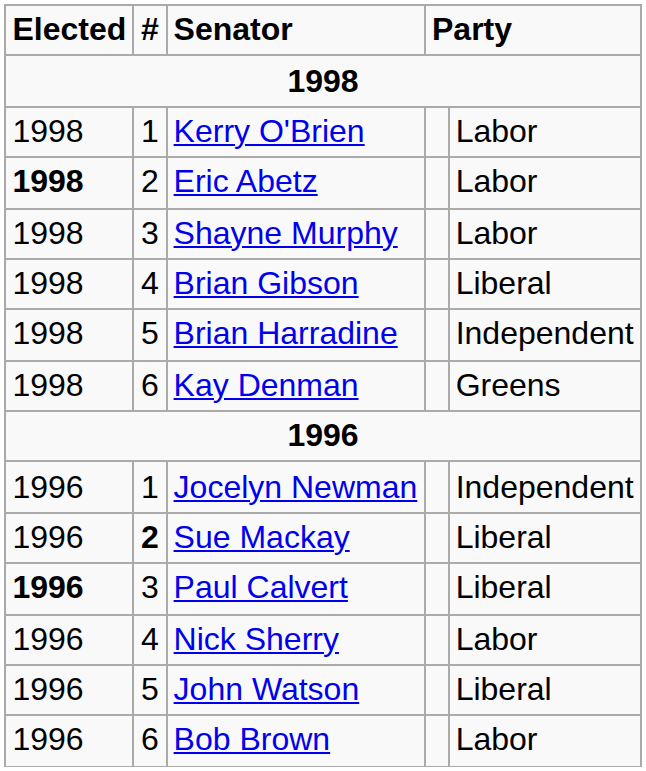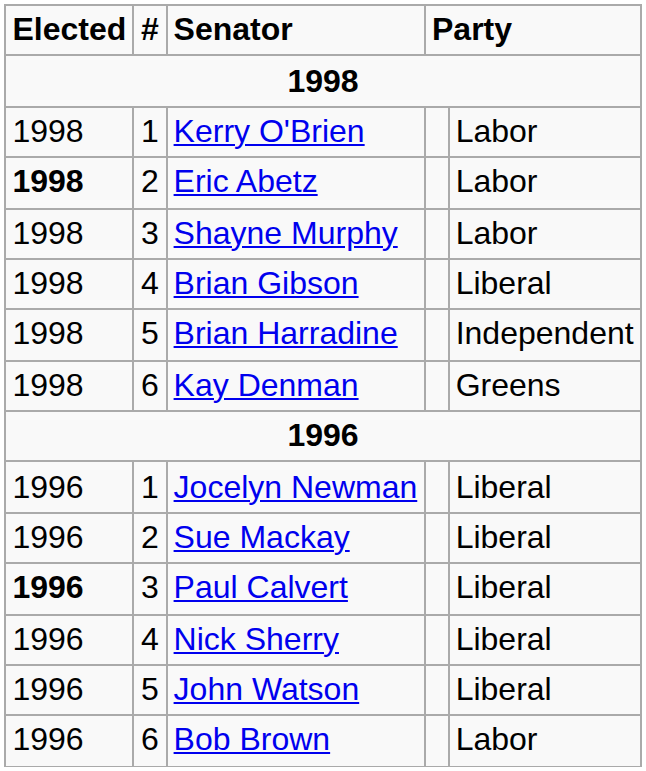(545, 486) Independent -> (504, 486) Liberal
(150, 537) bold -> (150, 537) normal
(497, 638) Labor -> (504, 638) Liberal
